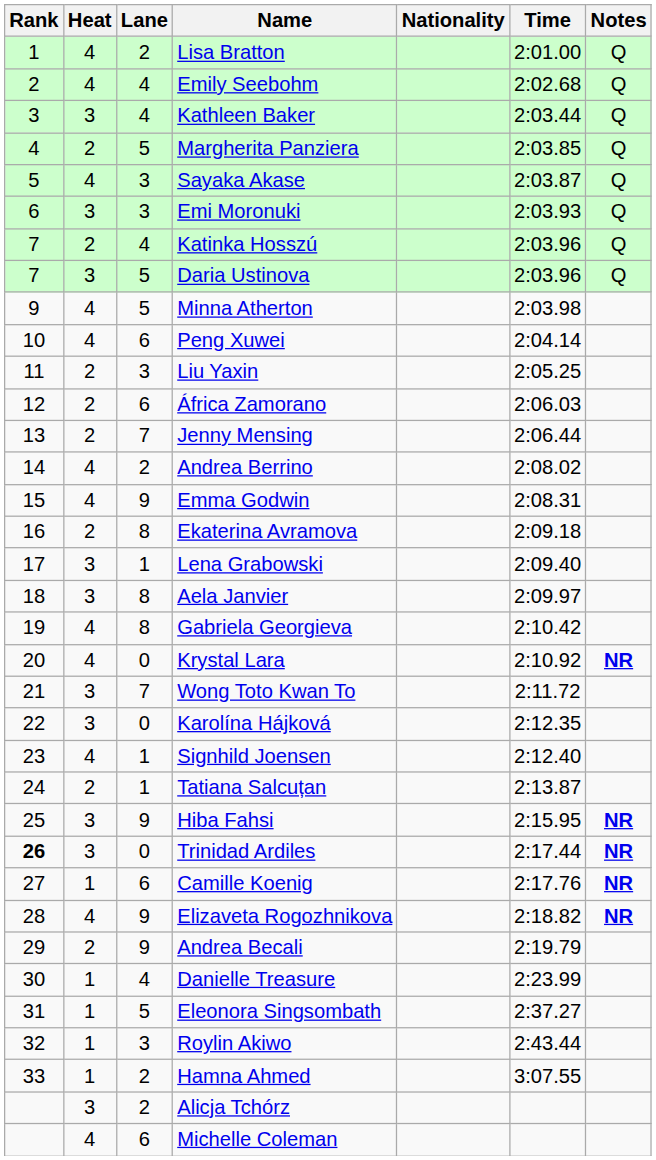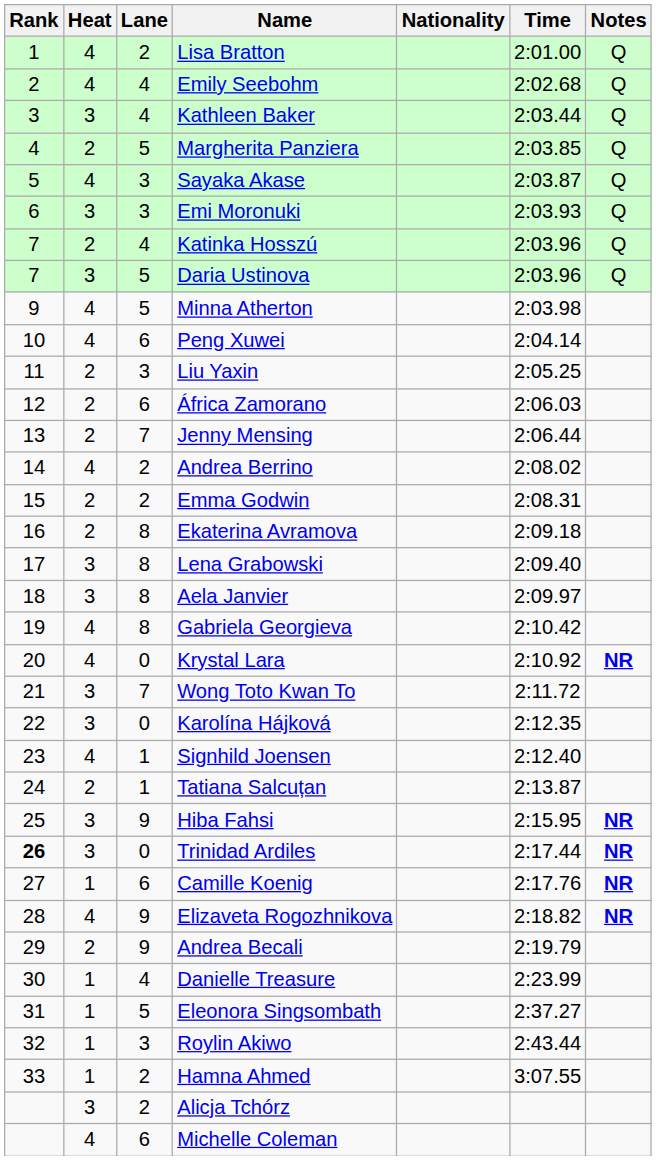(90, 500) 4 -> (90, 500) 2
(144, 500) 9 -> (144, 500) 2
(144, 564) 1 -> (144, 564) 8
